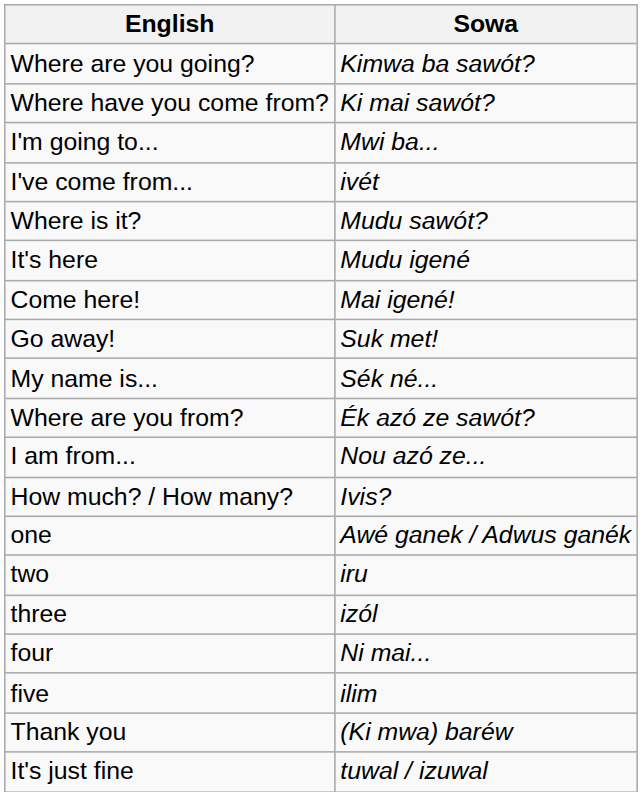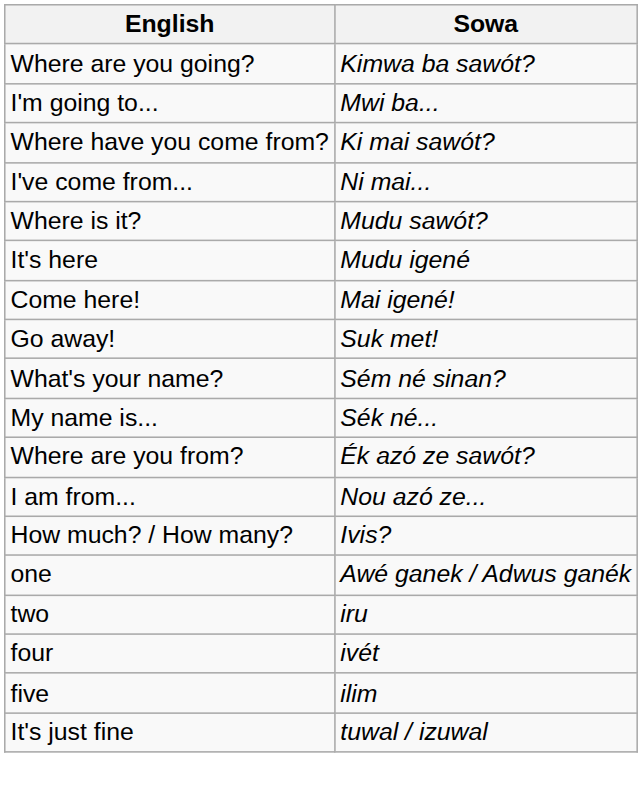rows swapped: (85, 142) <-> (170, 102)
(360, 181) ivét -> (386, 181) Ni mai...
+ row: (117, 378)
- row: (39, 614)
(386, 653) Ni mai... -> (360, 653) ivét
- row: (68, 732)
